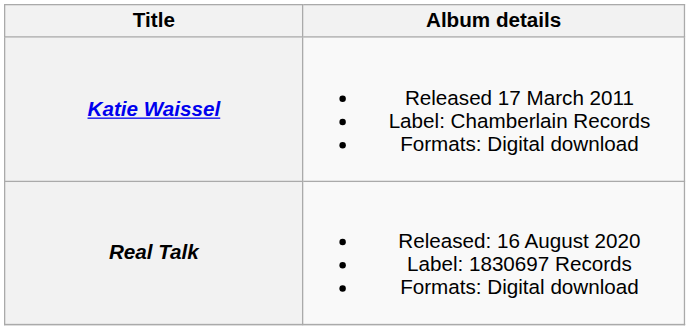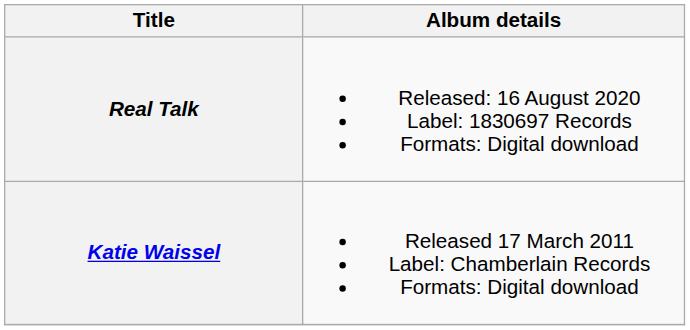rows swapped: (154, 109) <-> (154, 252)
